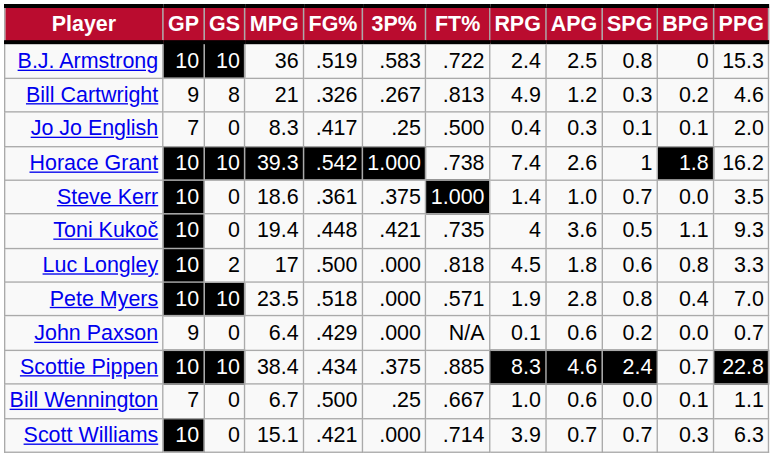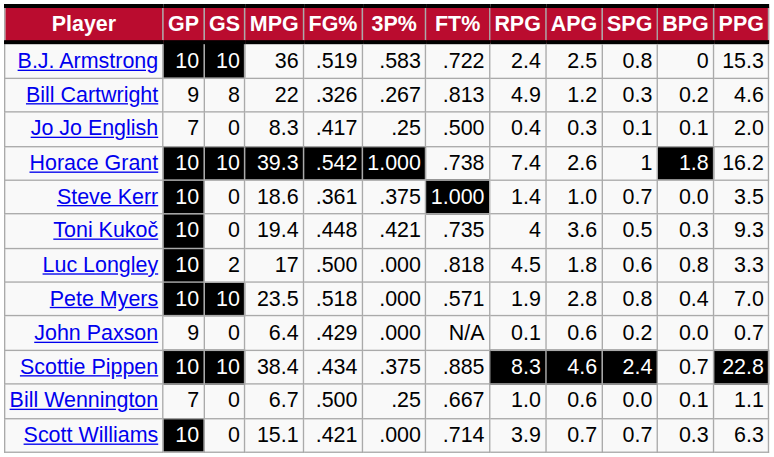(287, 94) 21 -> (287, 94) 22
(694, 230) 1.1 -> (694, 230) 0.3
